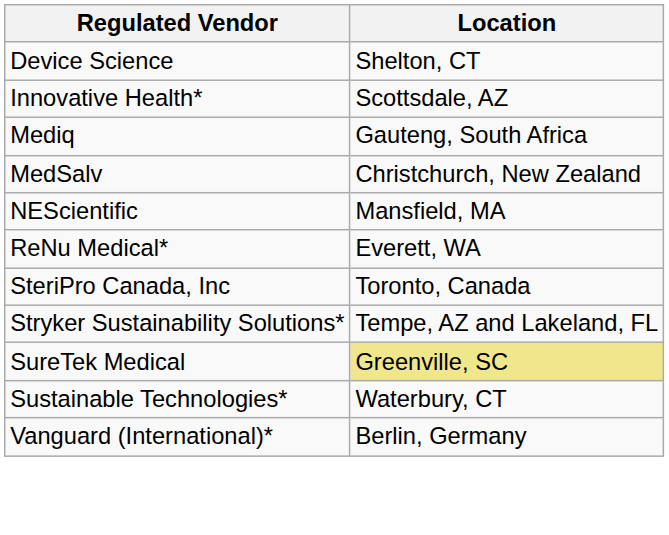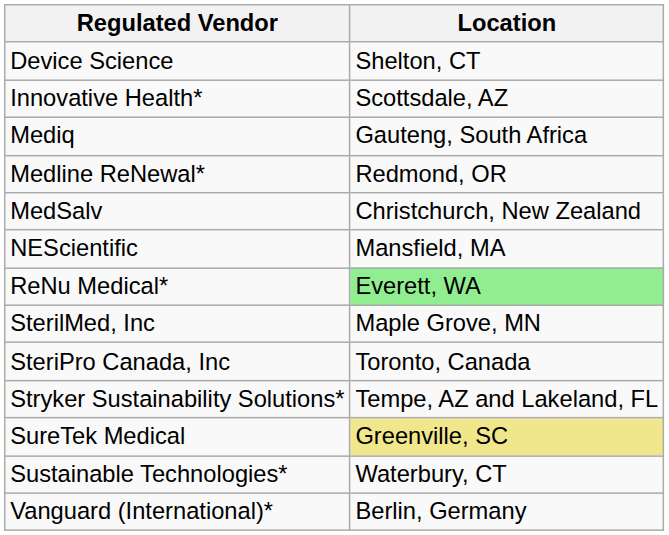+ row: (108, 173)
(418, 248) no background -> (418, 286) lightgreen background
+ row: (83, 323)
